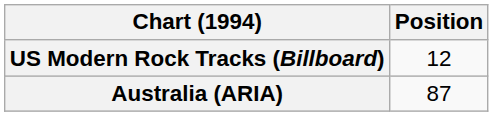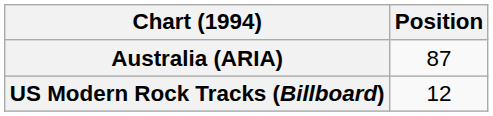rows swapped: (197, 93) <-> (197, 57)
